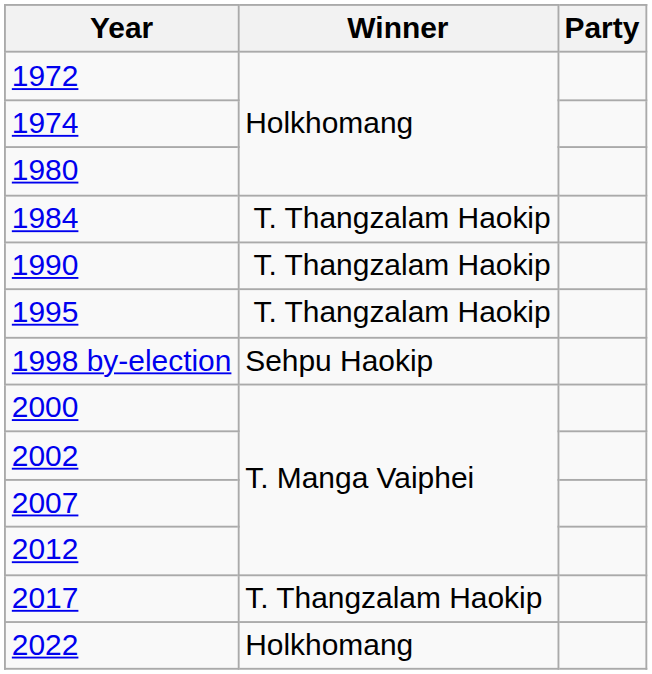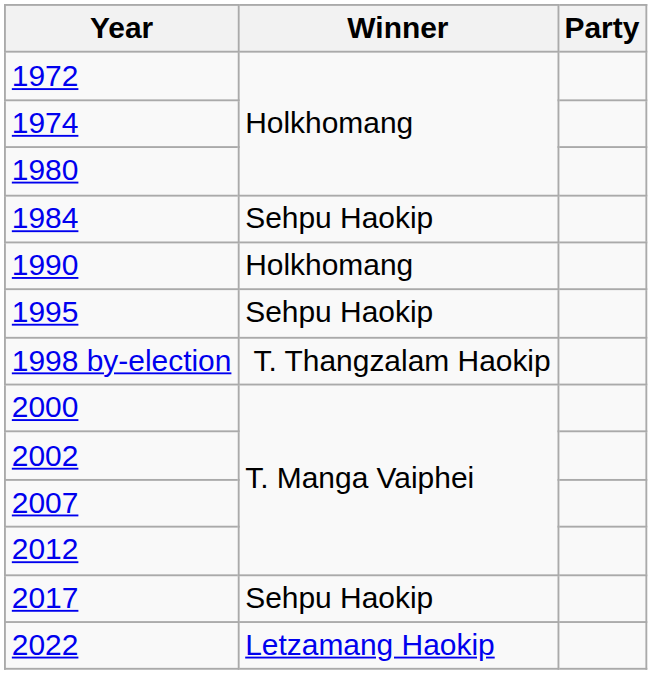(398, 218) T. Thangzalam Haokip -> (339, 218) Sehpu Haokip
(398, 265) T. Thangzalam Haokip -> (329, 265) Holkhomang
(398, 312) T. Thangzalam Haokip -> (339, 312) Sehpu Haokip
(339, 360) Sehpu Haokip -> (398, 360) T. Thangzalam Haokip
(394, 597) T. Thangzalam Haokip -> (339, 597) Sehpu Haokip
(329, 645) Holkhomang -> (370, 645) Letzamang Haokip
